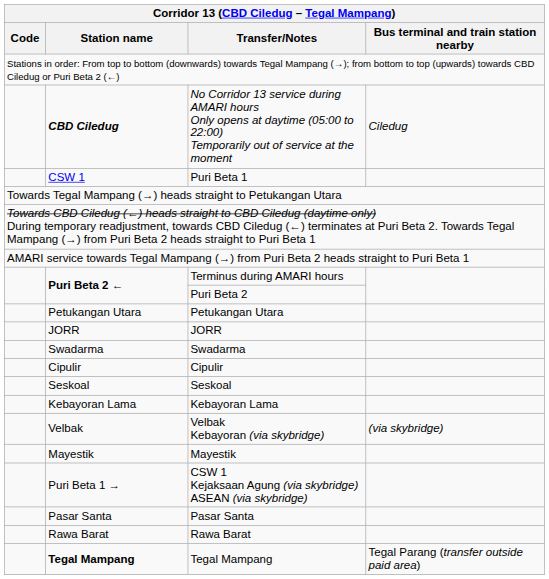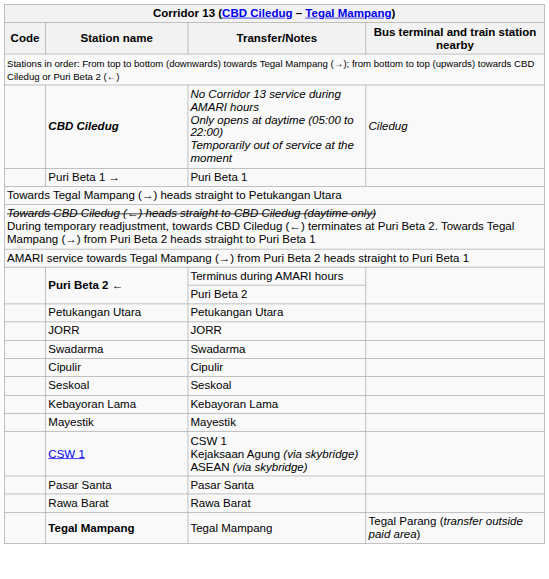(67, 177) CSW 1 -> (84, 177) Puri Beta 1 →
- row: (257, 429)
(84, 485) Puri Beta 1 → -> (67, 453) CSW 1
